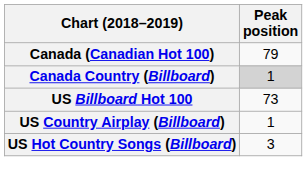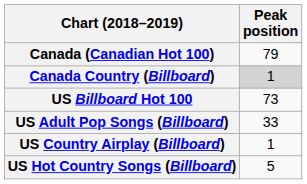+ row: (122, 122)
(271, 144) 3 -> (271, 167) 5
